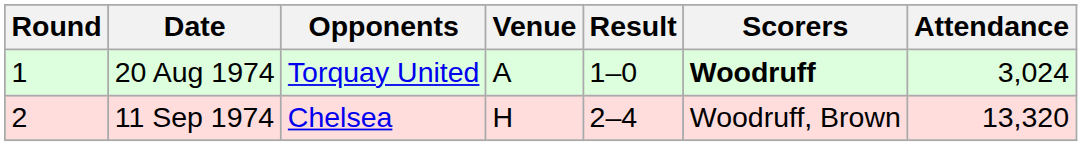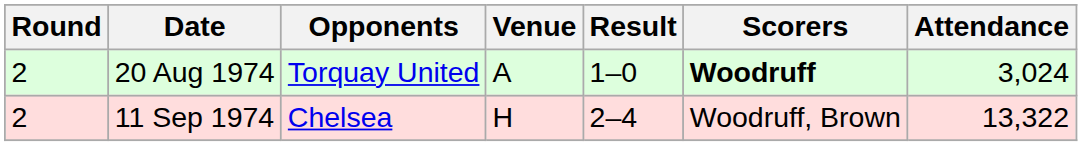(19, 72) 1 -> (19, 72) 2
(1025, 117) 13,320 -> (1025, 117) 13,322
